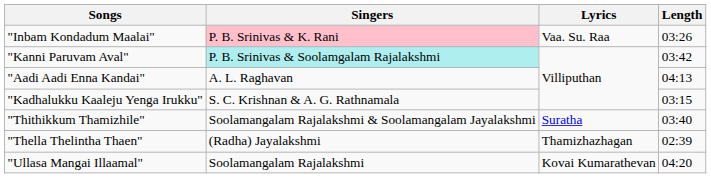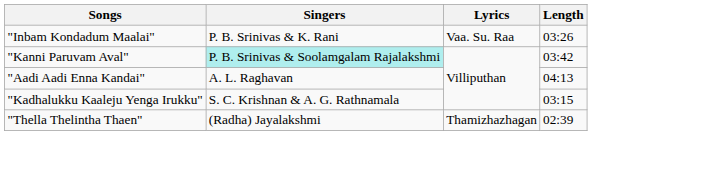(274, 36) pink background -> (274, 36) no background
- row: (76, 120)
- row: (75, 162)
